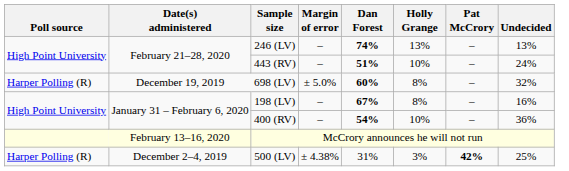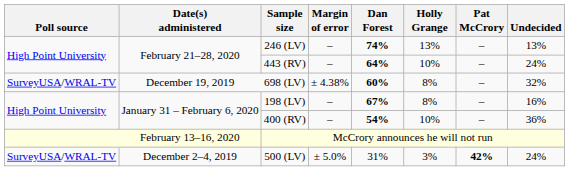(368, 64) 51% -> (378, 64) 64%
(49, 82) Harper Polling (R) -> (62, 82) SurveyUSA/WRAL-TV
(320, 82) ± 5.0% -> (330, 82) ± 4.38%
(49, 157) Harper Polling (R) -> (62, 157) SurveyUSA/WRAL-TV
(320, 157) ± 4.38% -> (330, 157) ± 5.0%
(526, 157) 25% -> (536, 157) 24%
